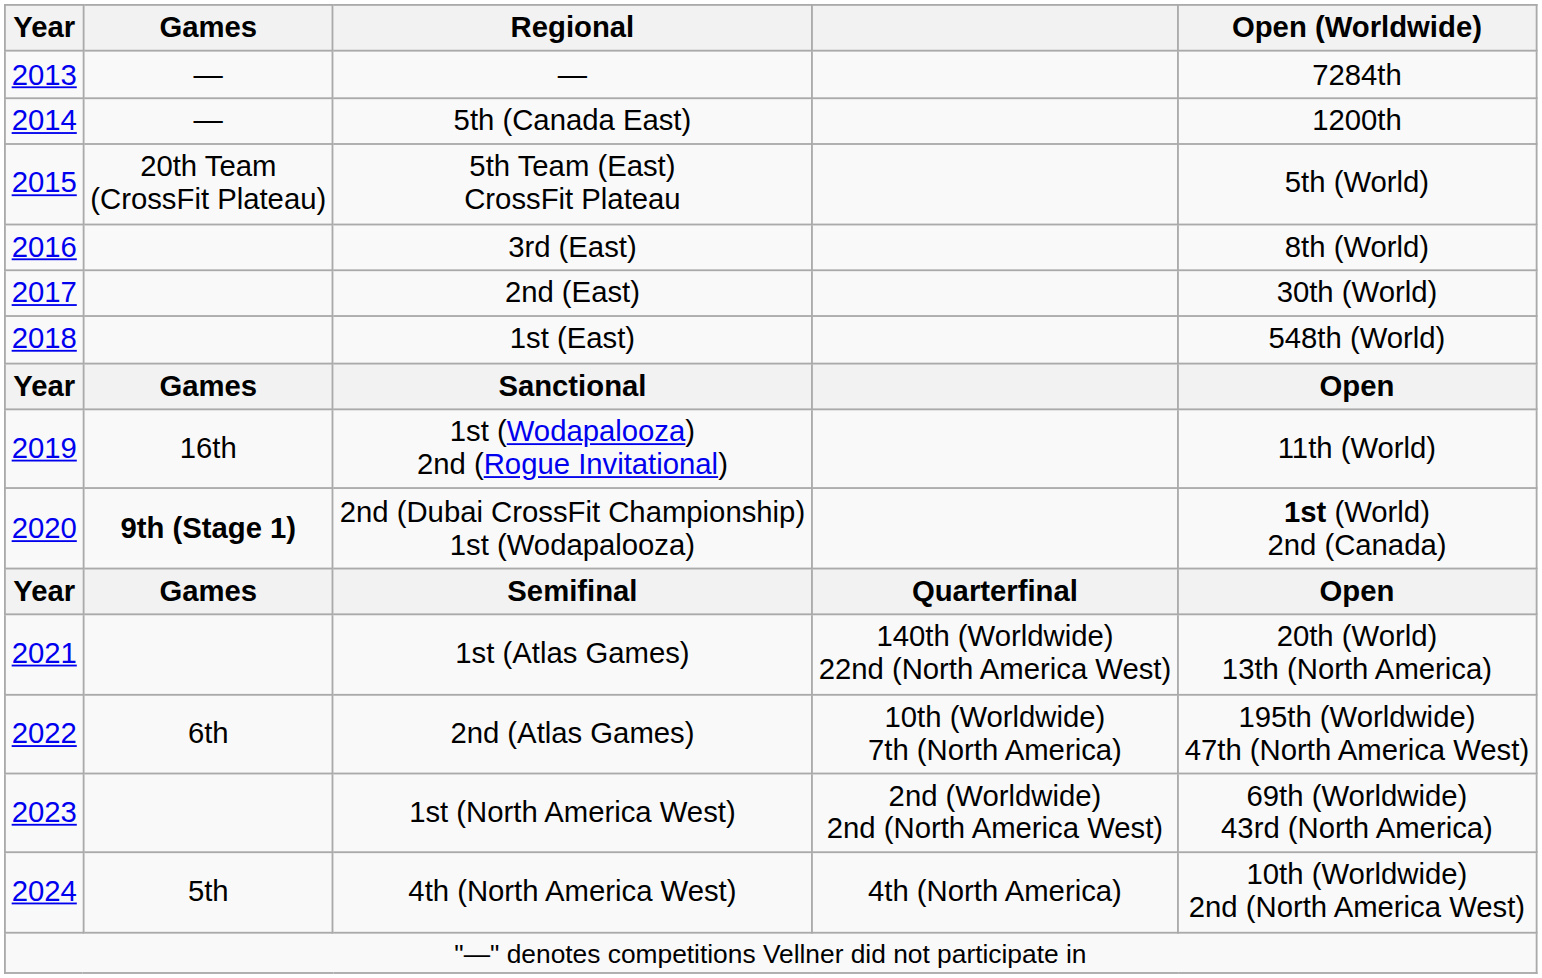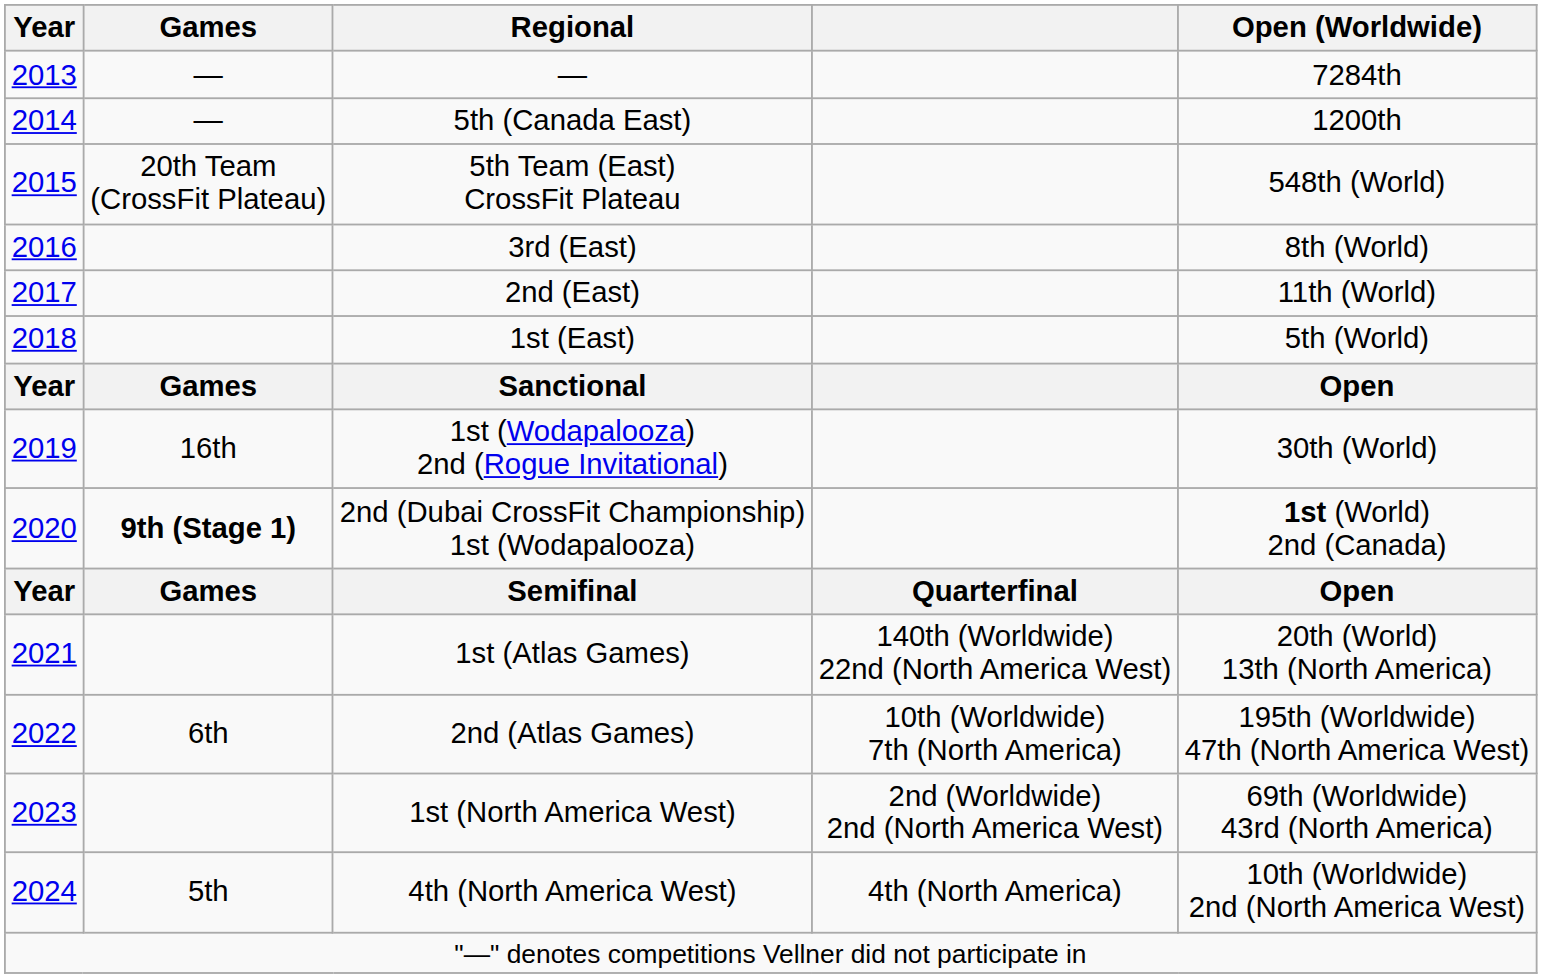(1357, 183) 5th (World) -> (1357, 183) 548th (World)
(1357, 292) 30th (World) -> (1357, 292) 11th (World)
(1357, 339) 548th (World) -> (1357, 339) 5th (World)
(1357, 448) 11th (World) -> (1357, 448) 30th (World)
